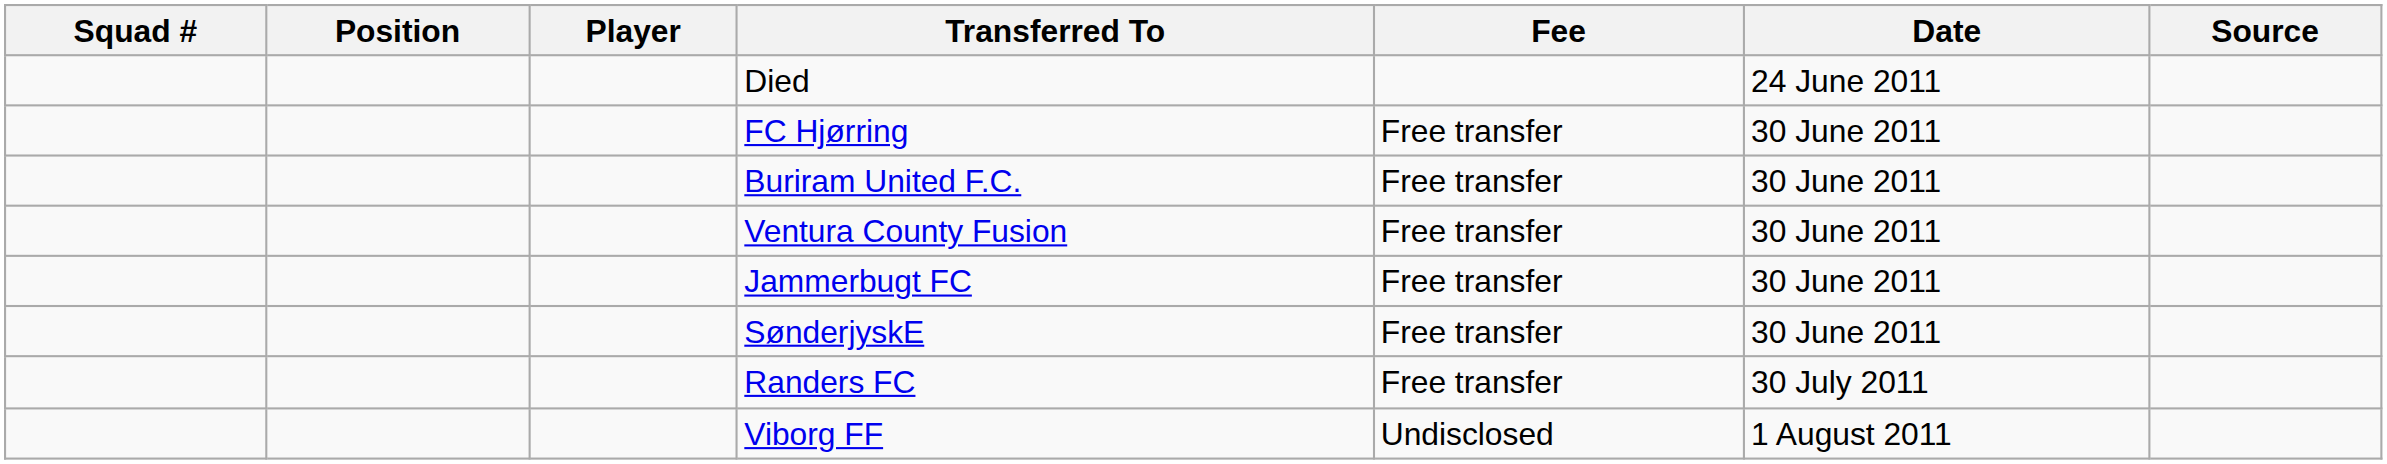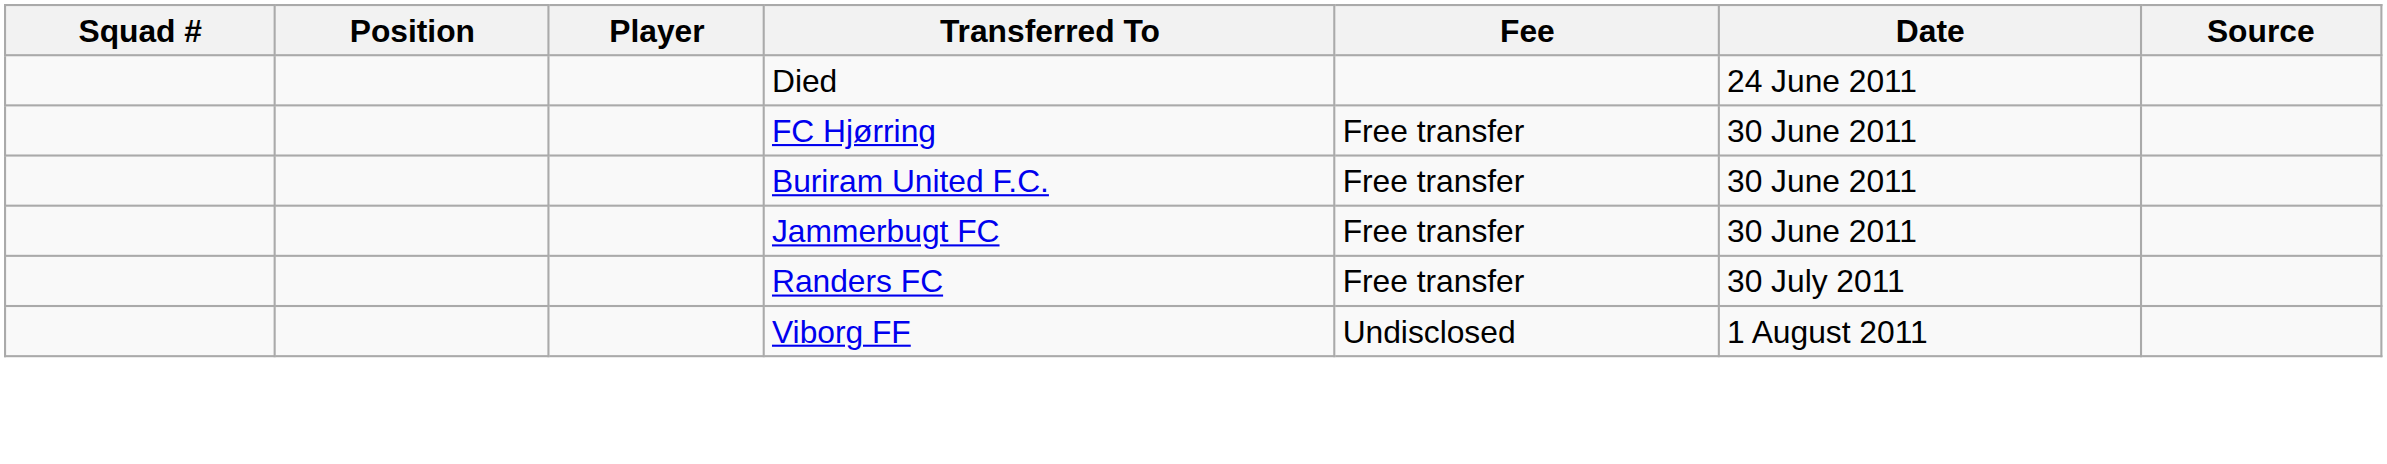- row: (906, 232)
- row: (834, 332)
